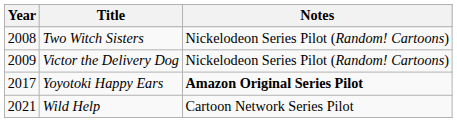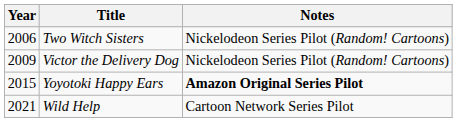(22, 38) 2008 -> (22, 38) 2006
(22, 83) 2017 -> (22, 83) 2015
